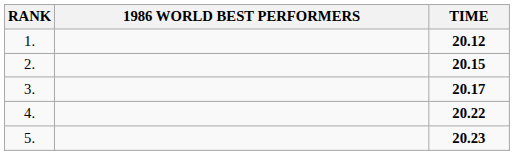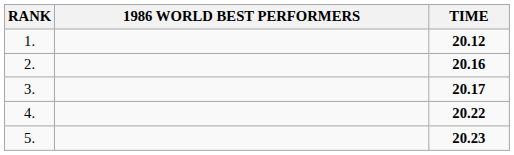(469, 65) 20.15 -> (469, 65) 20.16
